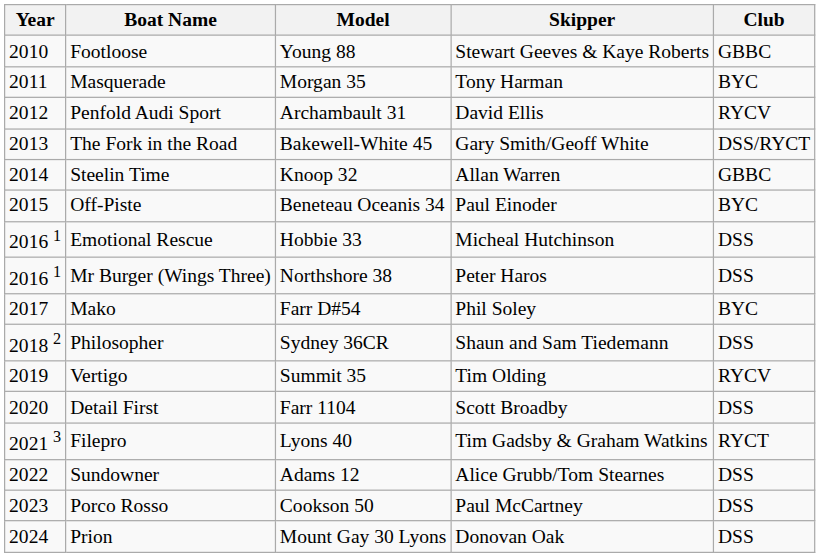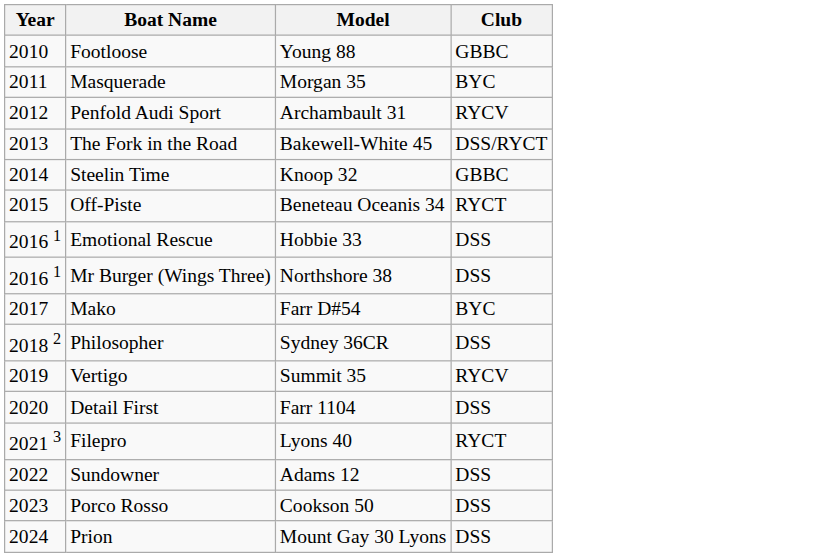- column: (582, 19)
(738, 205) BYC -> (481, 205) RYCT
